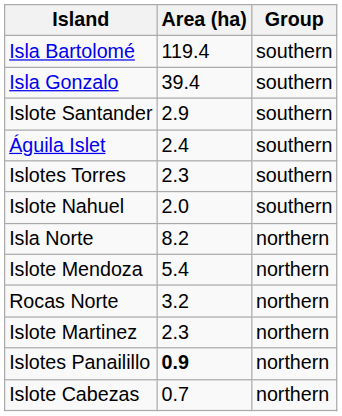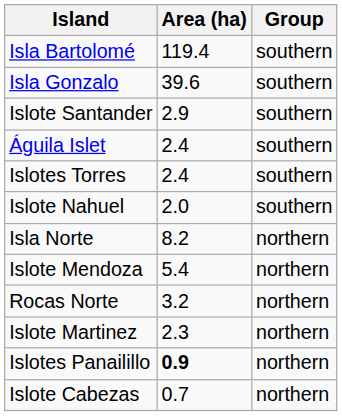(181, 82) 39.4 -> (181, 82) 39.6
(175, 176) 2.3 -> (175, 176) 2.4
